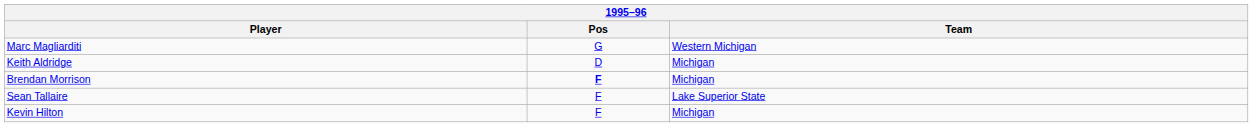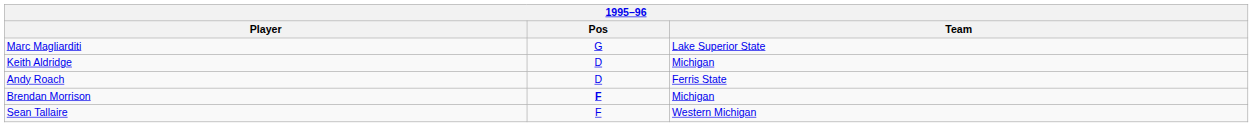(714, 46) Western Michigan -> (719, 46) Lake Superior State
+ row: (36, 79)
(719, 96) Lake Superior State -> (714, 113) Western Michigan
- row: (35, 113)
